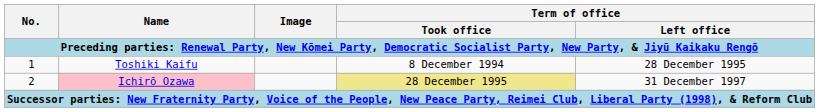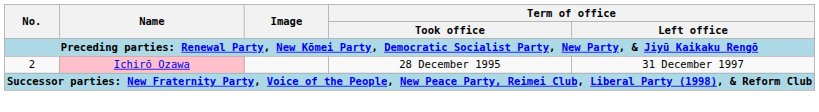- row: (31, 64)
(456, 82) khaki background -> (450, 64) no background
